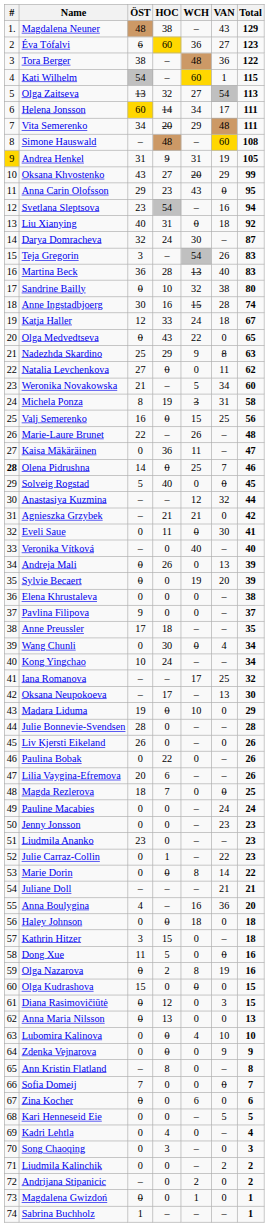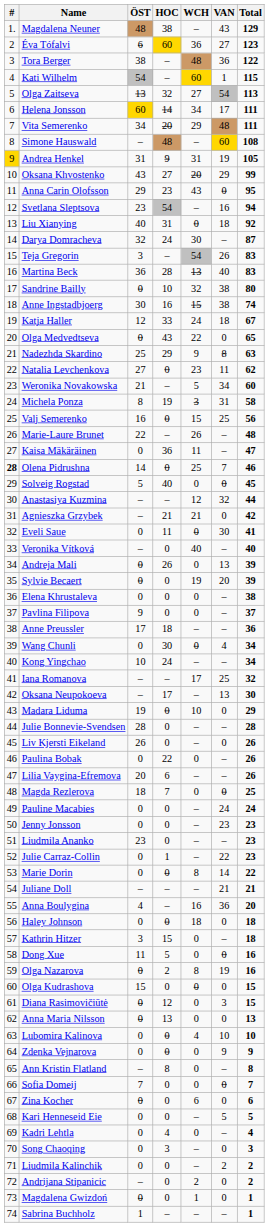(224, 304) 28 -> (224, 304) 38
(196, 369) 0 -> (196, 369) 23
(251, 629) 35 -> (251, 629) 36
